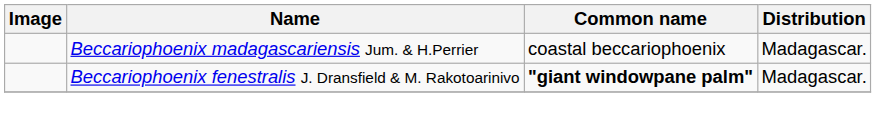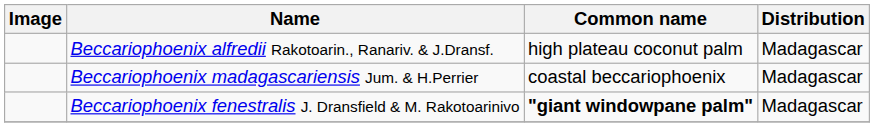+ row: (282, 48)
(814, 48) Madagascar. -> (812, 77) Madagascar
(814, 77) Madagascar. -> (812, 106) Madagascar
